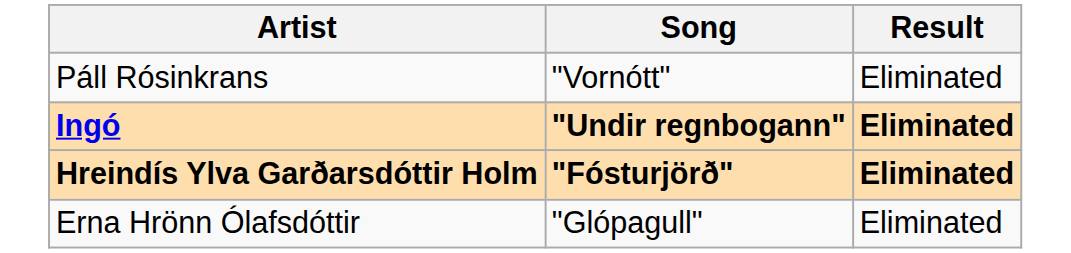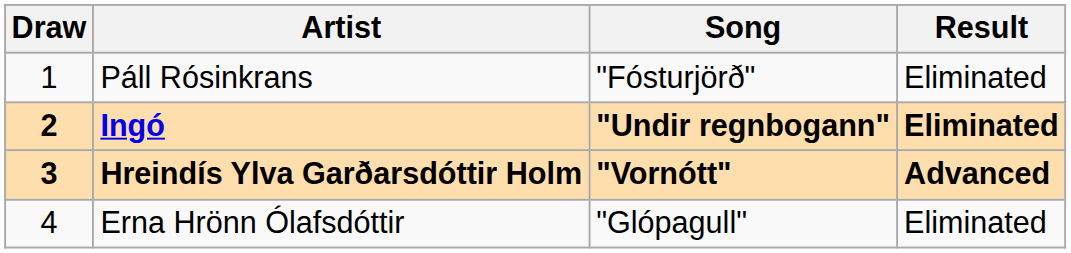+ column: (49, 28)
(611, 77) "Vornótt" -> (676, 77) "Fósturjörð"
(643, 174) "Fósturjörð" -> (664, 174) "Vornótt"
(937, 174) Eliminated -> (977, 174) Advanced
